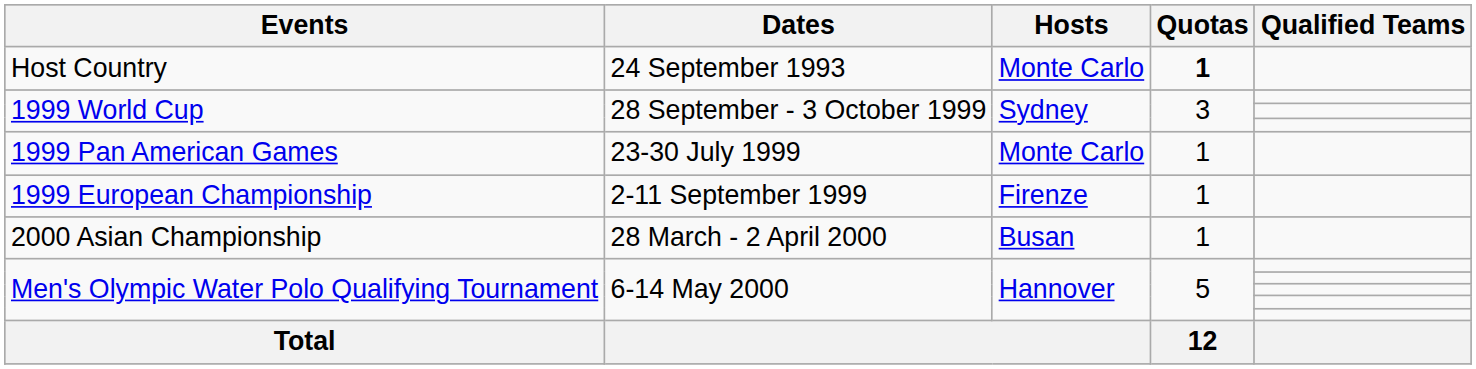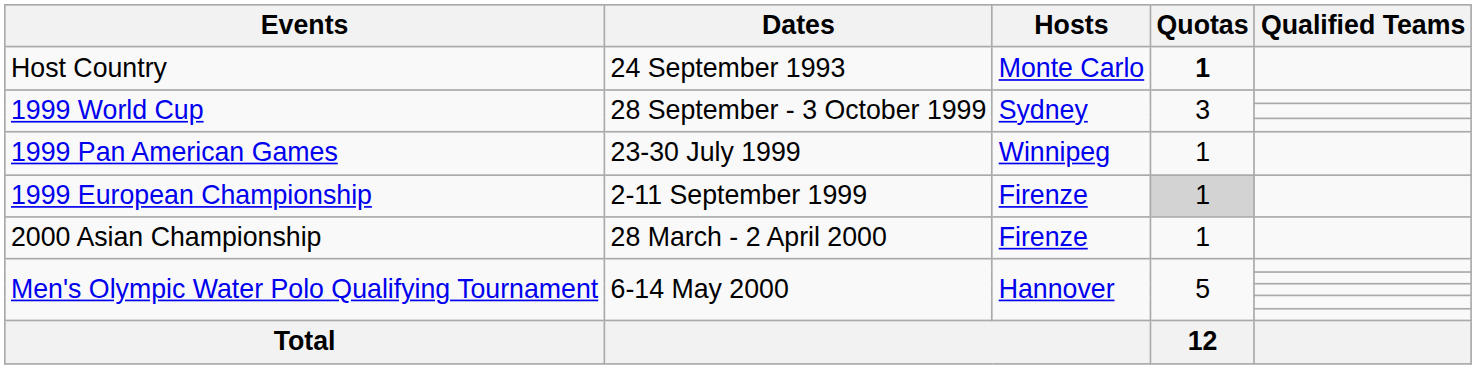(1071, 152) Monte Carlo -> (1054, 152) Winnipeg
(1203, 195) no background -> (1203, 195) lightgrey background
(1037, 237) Busan -> (1043, 237) Firenze
